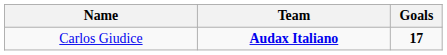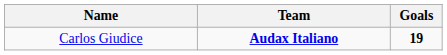(416, 38) 17 -> (416, 38) 19
